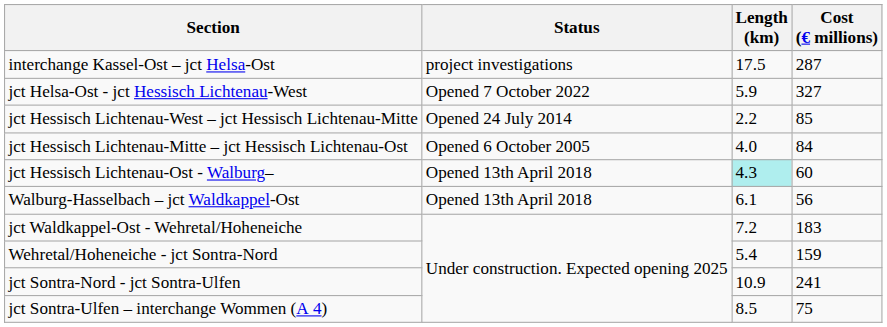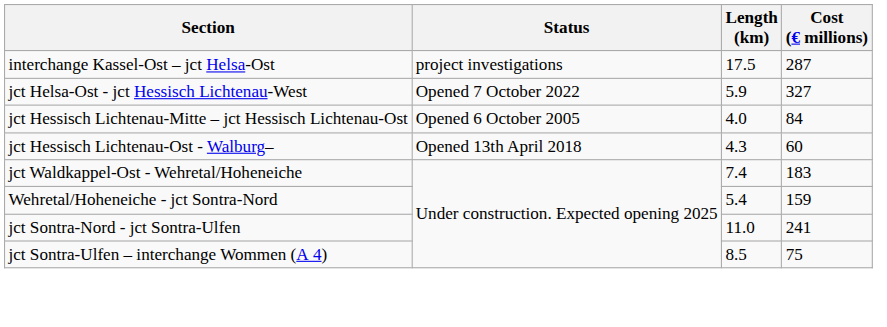- row: (213, 118)
(746, 173) paleturquoise background -> (736, 145) no background
- row: (154, 200)
(746, 227) 7.2 -> (736, 173) 7.4
(751, 281) 10.9 -> (740, 227) 11.0
